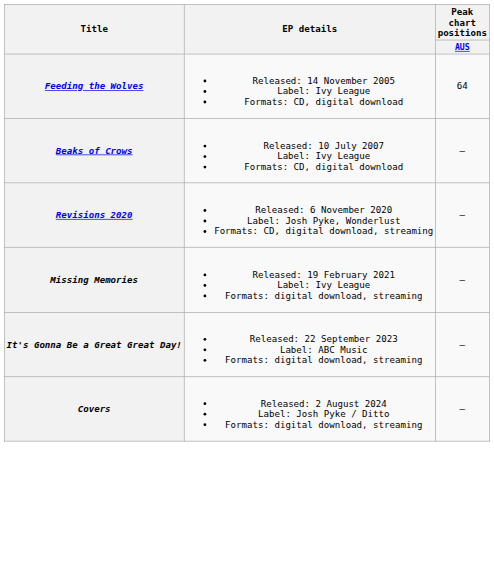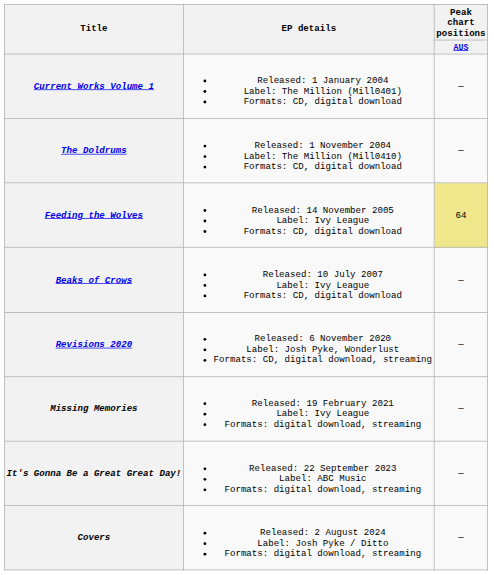+ row: (94, 86)
+ row: (94, 151)
(462, 86) no background -> (461, 215) khaki background
